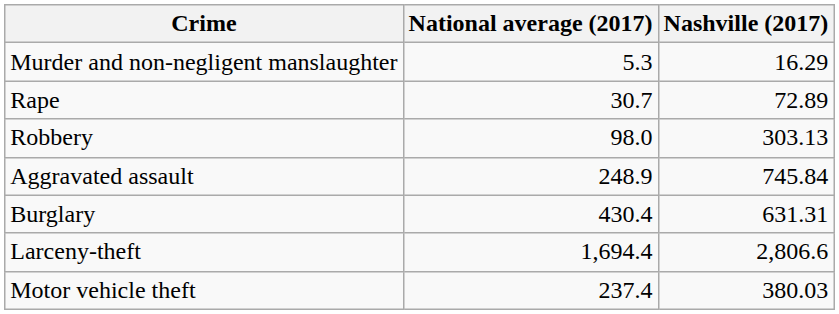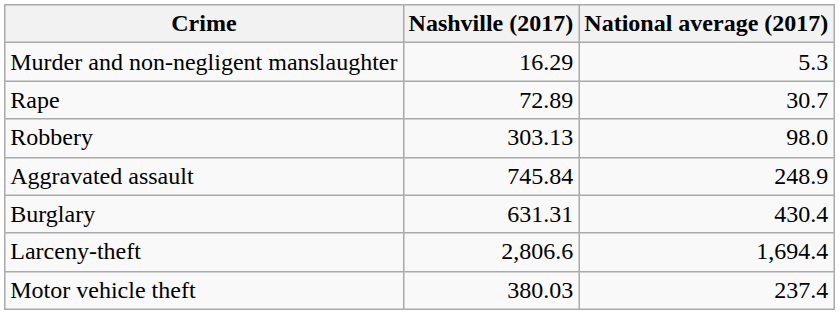columns swapped: (746, 23) <-> (531, 23)
